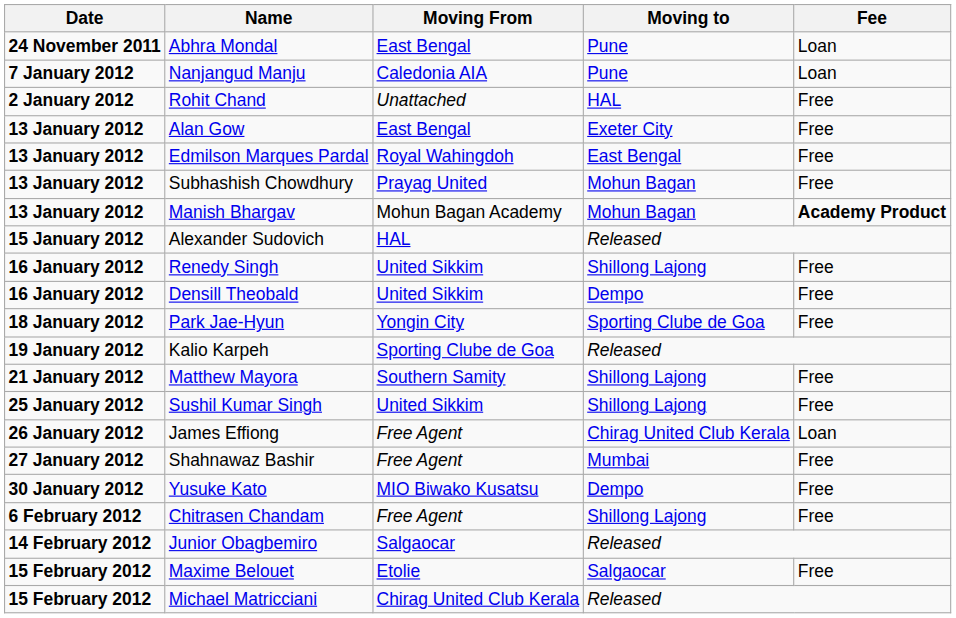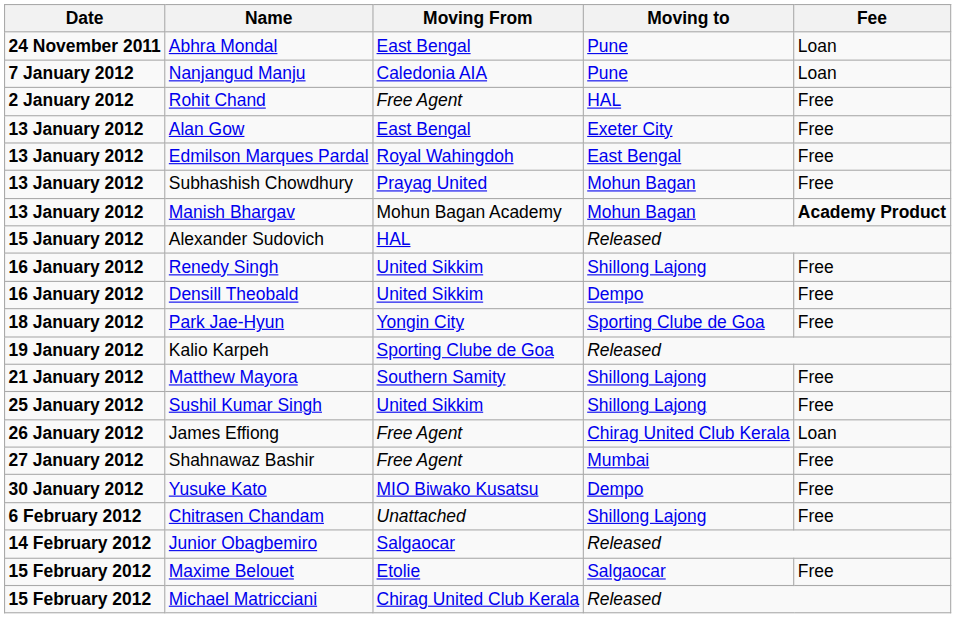(421, 101) Unattached -> (419, 101) Free Agent
(419, 516) Free Agent -> (421, 516) Unattached
